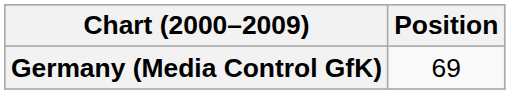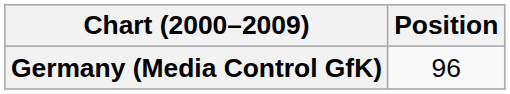(446, 67) 69 -> (446, 67) 96
